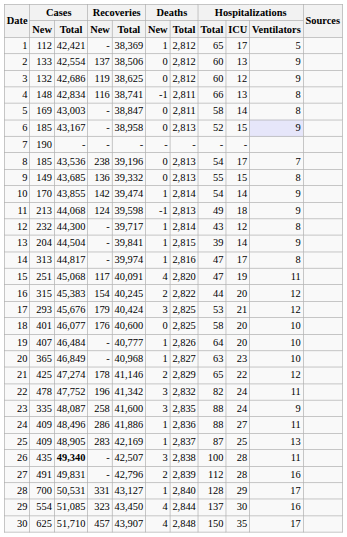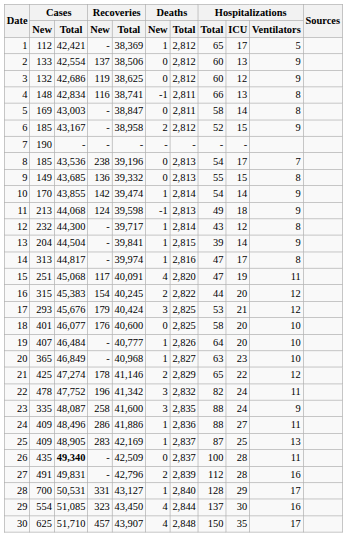(165, 128) 0 -> (165, 128) 2
(184, 128) 2,813 -> (184, 128) 2,812
(298, 128) lavender background -> (298, 128) no background
(129, 458) 42,507 -> (129, 458) 42,509
(165, 458) 3 -> (165, 458) 0
(184, 458) 2,838 -> (184, 458) 2,837
